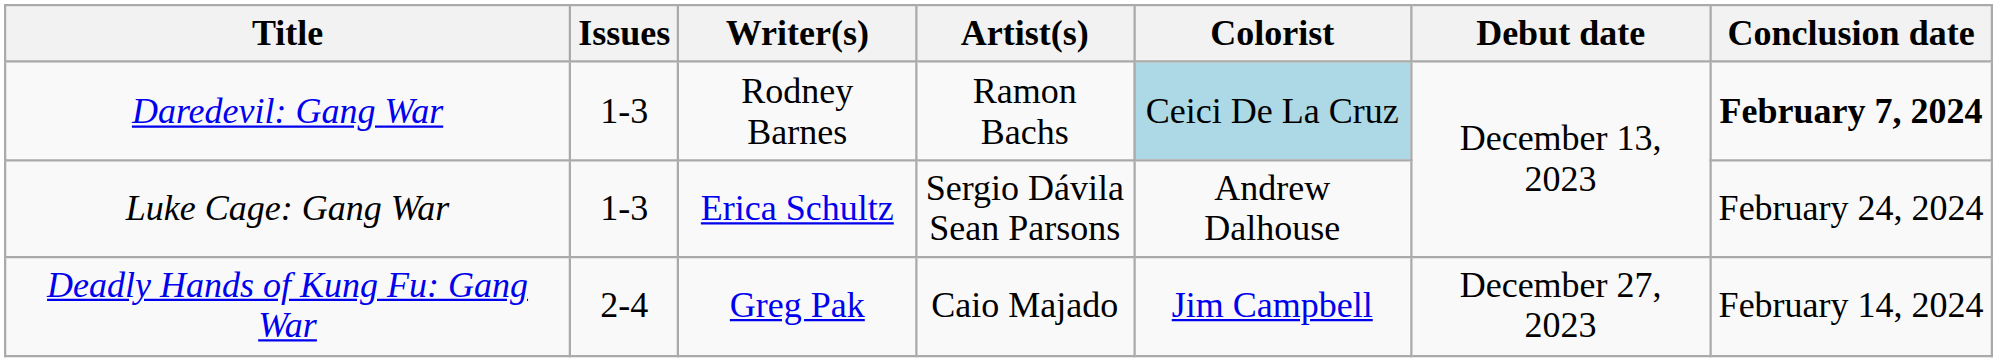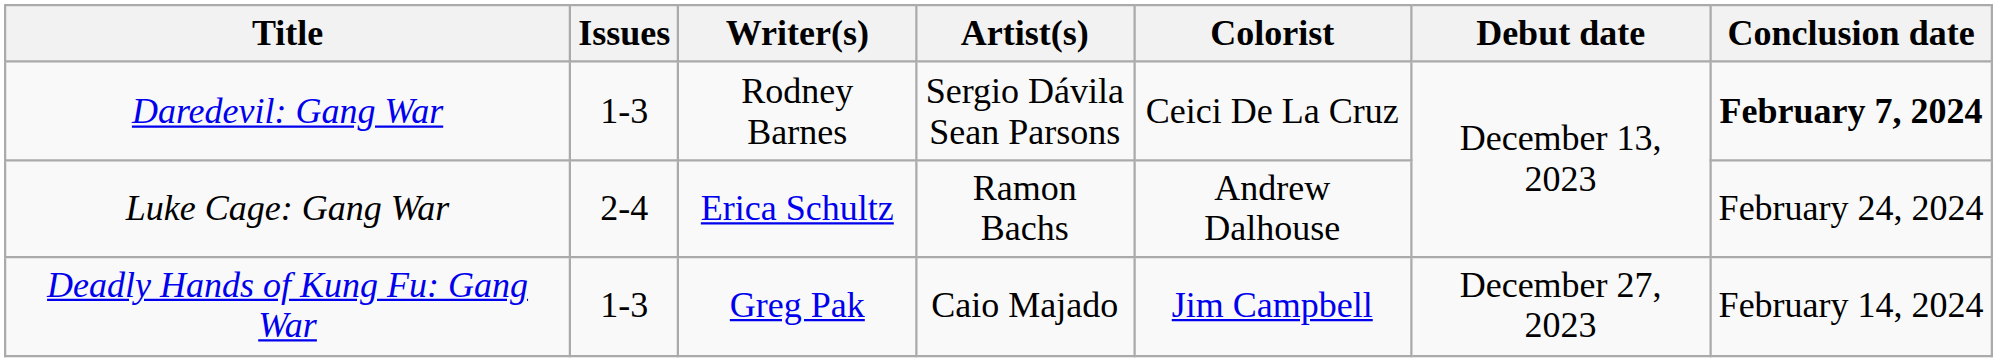(1025, 110) Ramon Bachs -> (1025, 110) Sergio Dávila Sean Parsons
(1272, 110) lightblue background -> (1272, 110) no background
(624, 207) 1-3 -> (624, 207) 2-4
(1025, 207) Sergio Dávila Sean Parsons -> (1025, 207) Ramon Bachs
(624, 305) 2-4 -> (624, 305) 1-3
